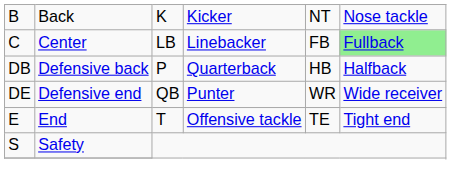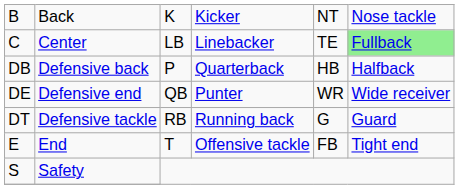(319, 42) FB -> (327, 42) TE
+ row: (19, 119)
(319, 119) TE -> (327, 145) FB
